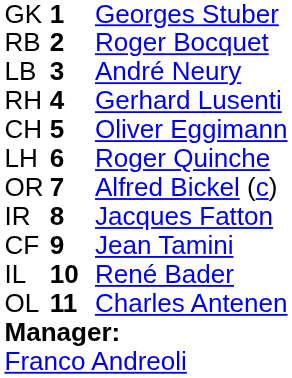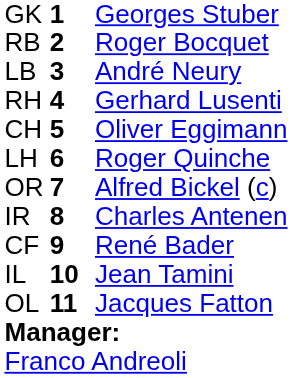(184, 216) Jacques Fatton -> (191, 216) Charles Antenen
(164, 245) Jean Tamini -> (164, 245) René Bader
(164, 274) René Bader -> (164, 274) Jean Tamini
(191, 303) Charles Antenen -> (184, 303) Jacques Fatton
